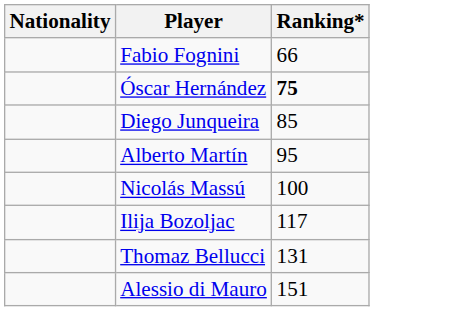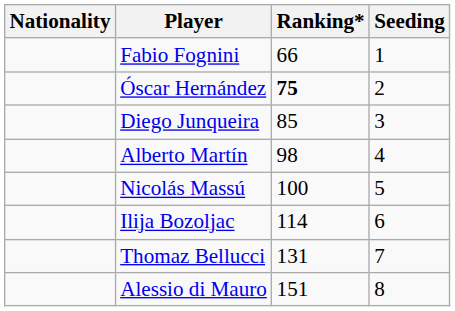+ column: (410, 21)
(287, 155) 95 -> (287, 155) 98
(292, 222) 117 -> (292, 222) 114
